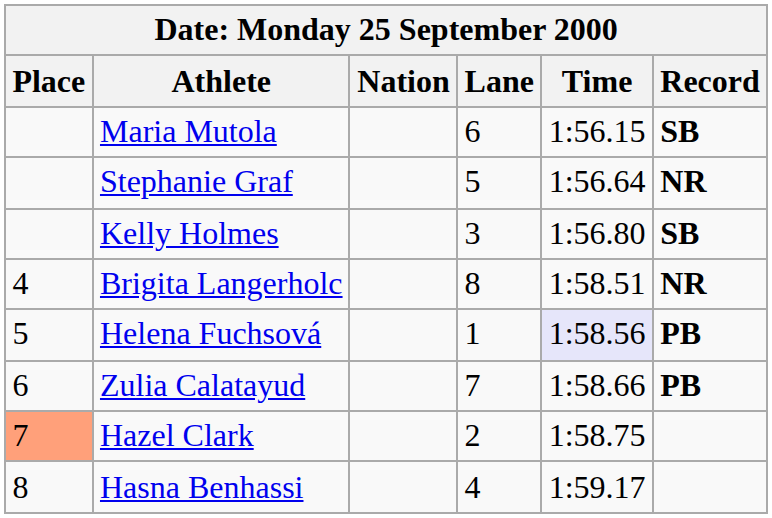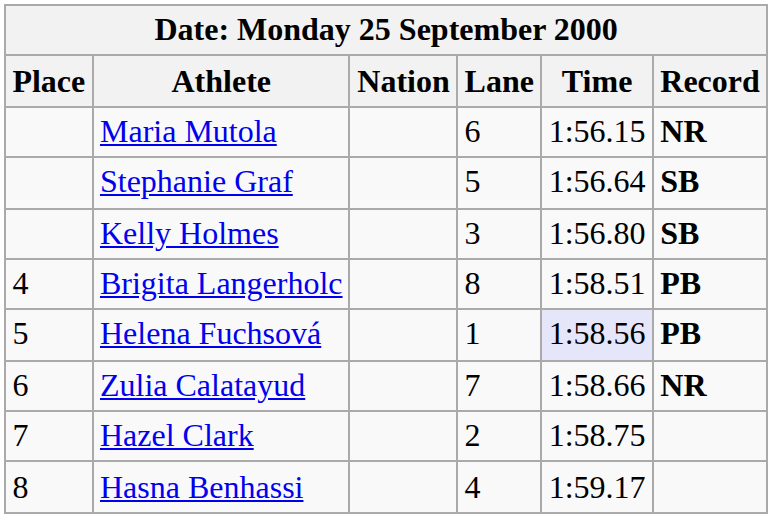(680, 131) SB -> (683, 131) NR
(683, 182) NR -> (680, 182) SB
(683, 283) NR -> (681, 283) PB
(681, 385) PB -> (683, 385) NR
(20, 435) lightsalmon background -> (20, 435) no background
